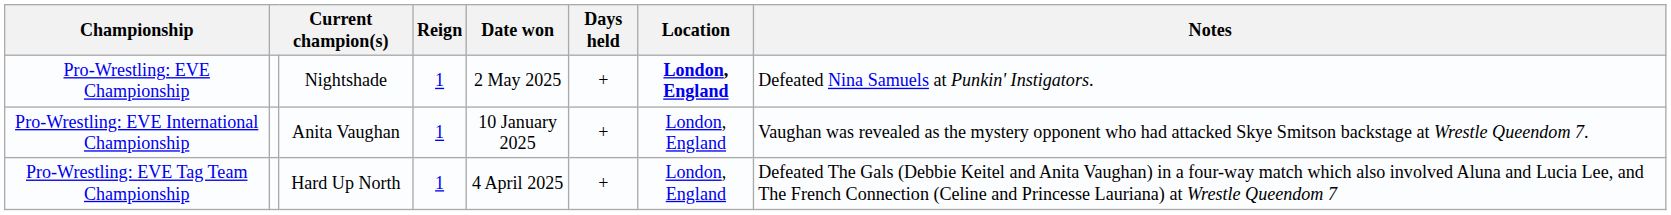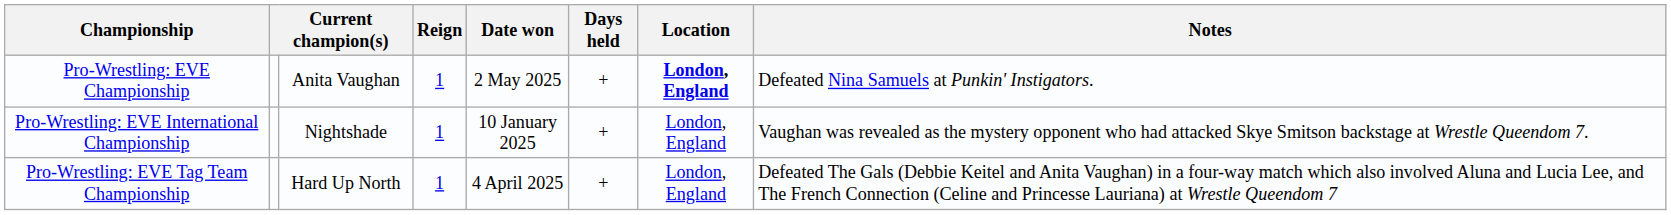(346, 80) Nightshade -> (346, 80) Anita Vaughan
(346, 131) Anita Vaughan -> (346, 131) Nightshade
